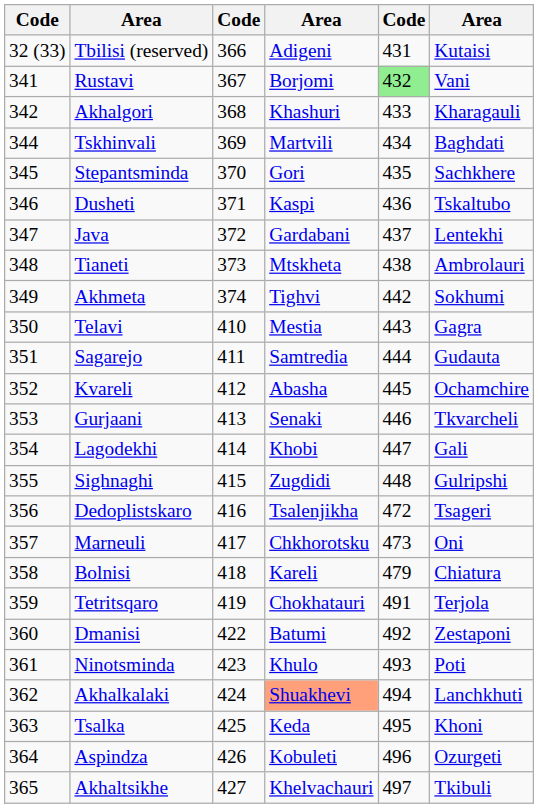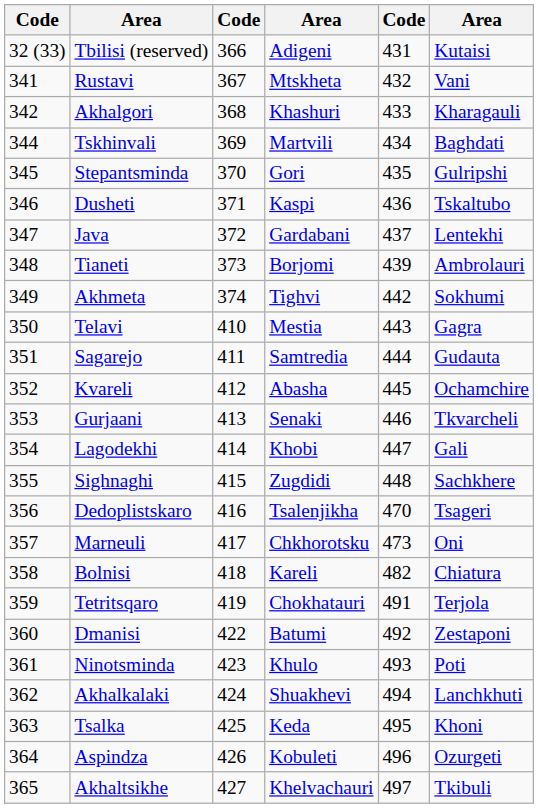(301, 81) Borjomi -> (305, 81) Mtskheta
(397, 81) lightgreen background -> (397, 81) no background
(475, 173) Sachkhere -> (471, 173) Gulripshi
(305, 265) Mtskheta -> (301, 265) Borjomi
(397, 265) 438 -> (397, 265) 439
(471, 480) Gulripshi -> (475, 480) Sachkhere
(397, 511) 472 -> (397, 511) 470
(397, 572) 479 -> (397, 572) 482
(310, 695) lightsalmon background -> (310, 695) no background
